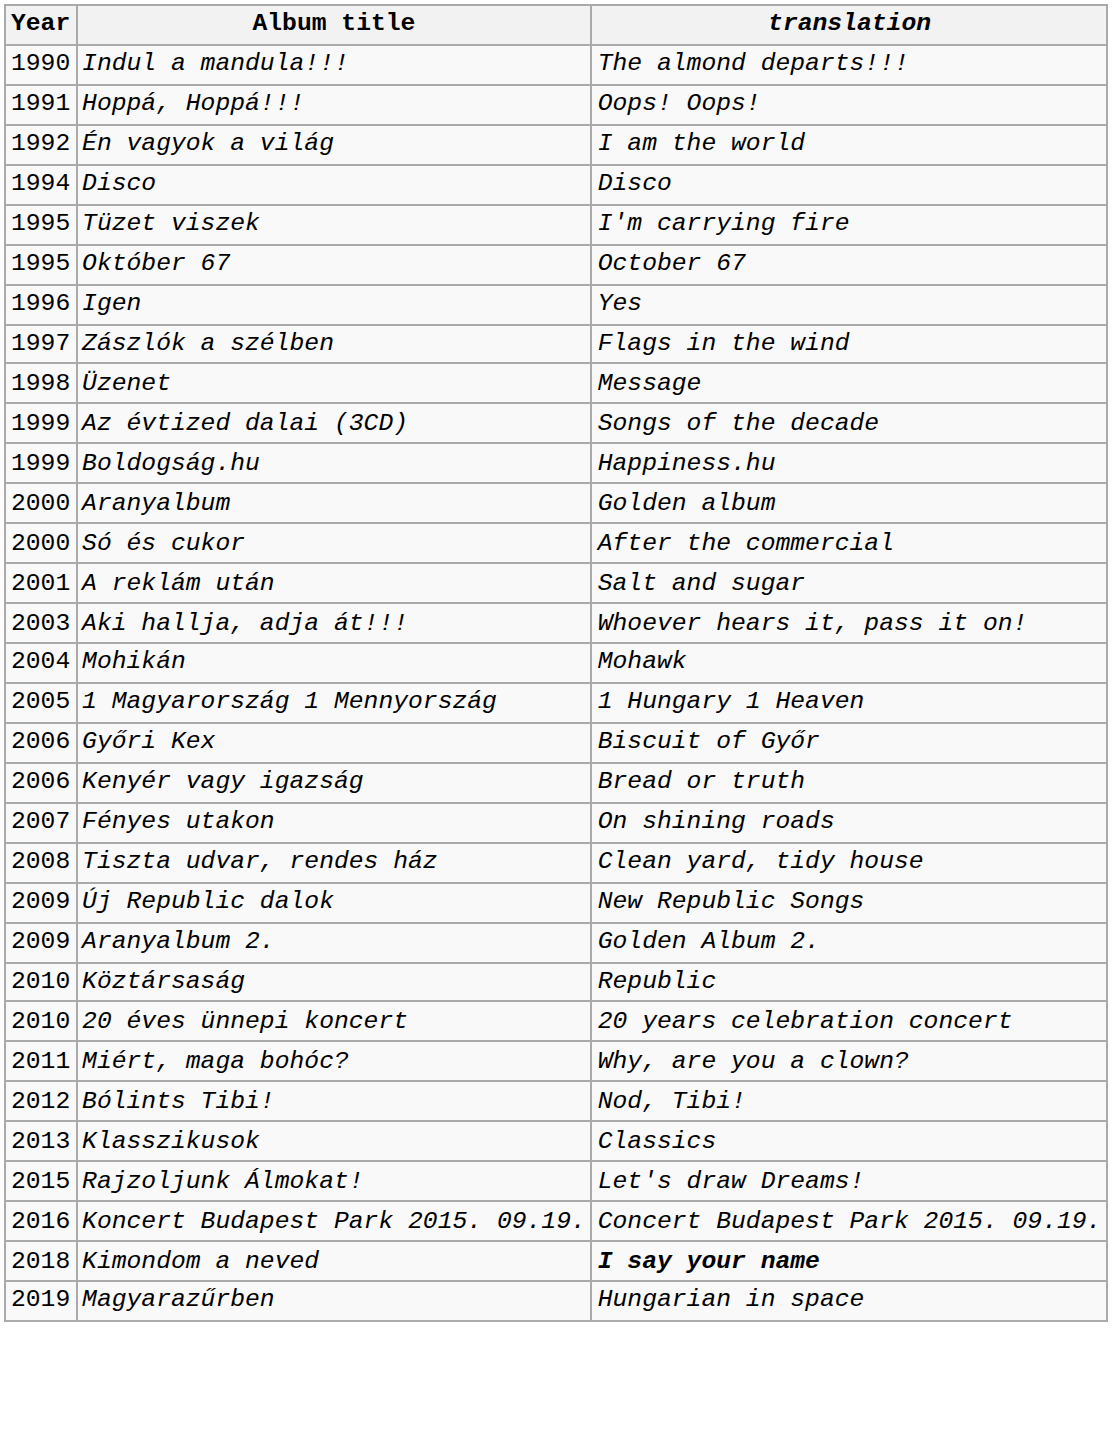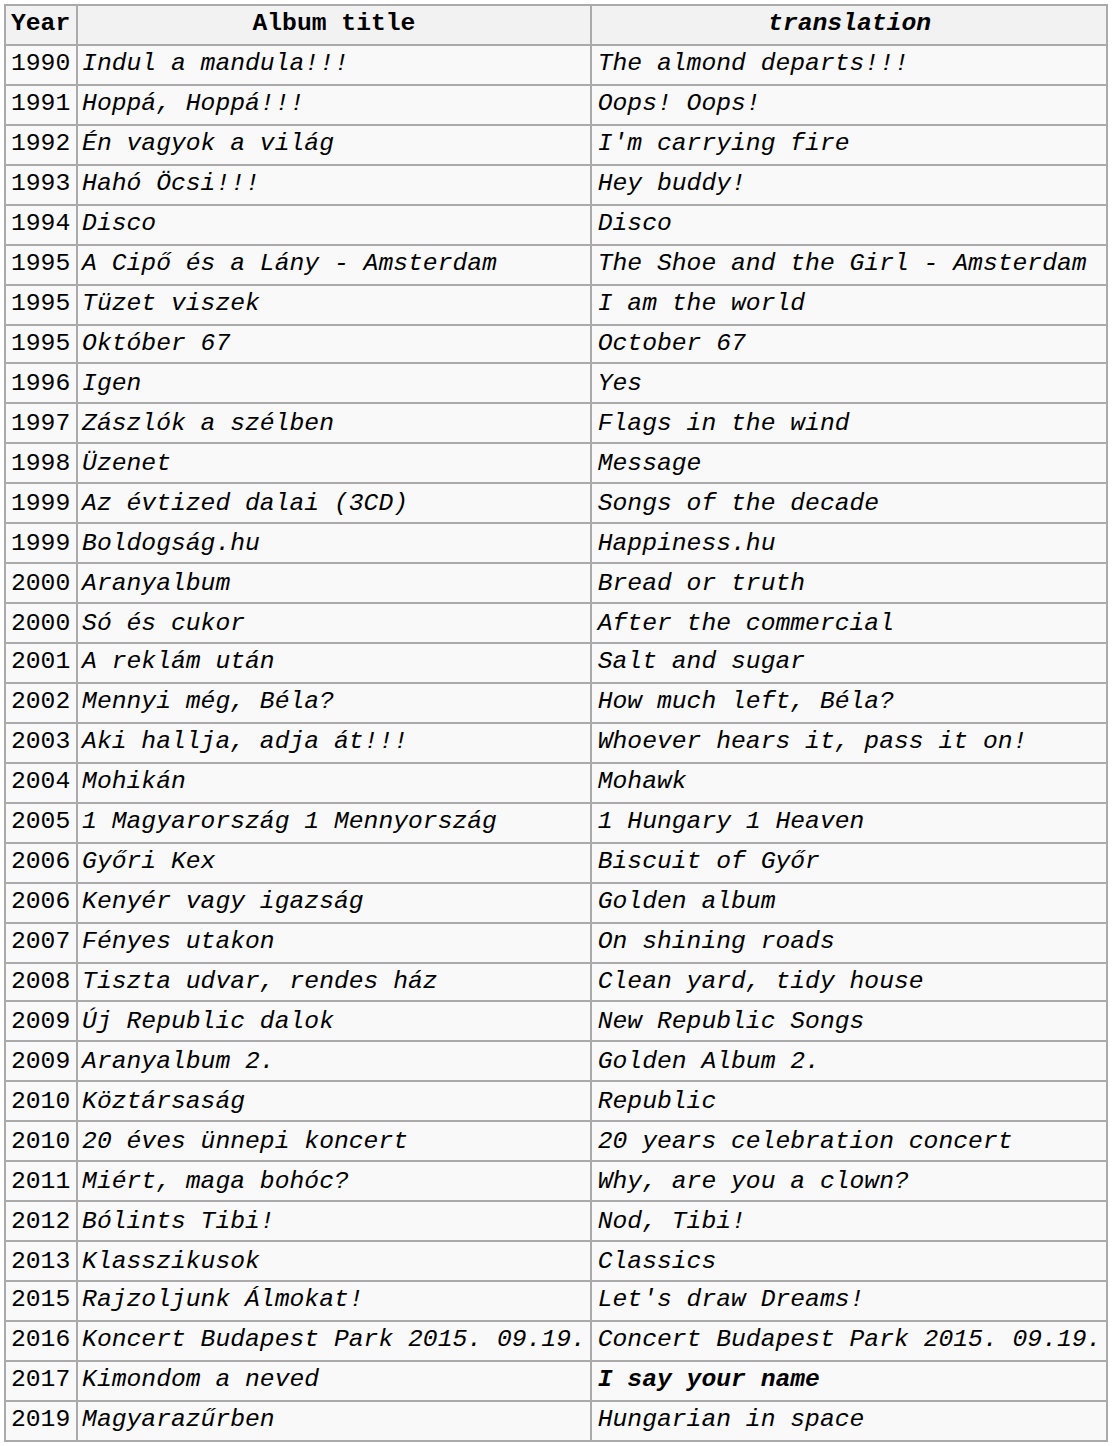(701, 145) I am the world -> (724, 145) I'm carrying fire
+ row: (171, 185)
+ row: (290, 265)
(724, 225) I'm carrying fire -> (701, 304) I am the world
(687, 504) Golden album -> (701, 584) Bread or truth
+ row: (208, 703)
(701, 783) Bread or truth -> (687, 903) Golden album
(41, 1261) 2018 -> (41, 1381) 2017
